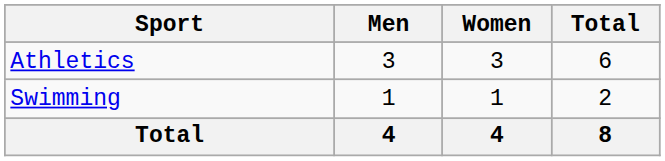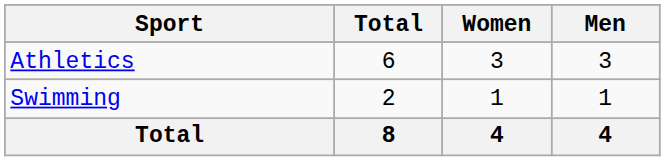columns swapped: (389, 24) <-> (605, 24)
